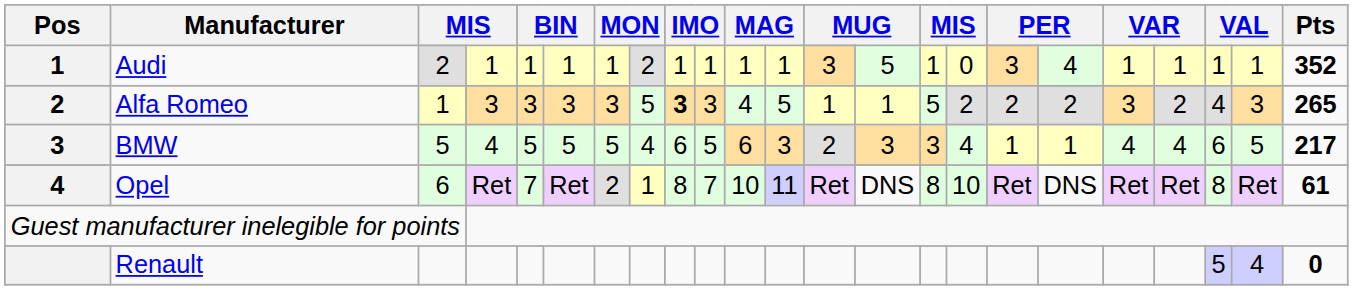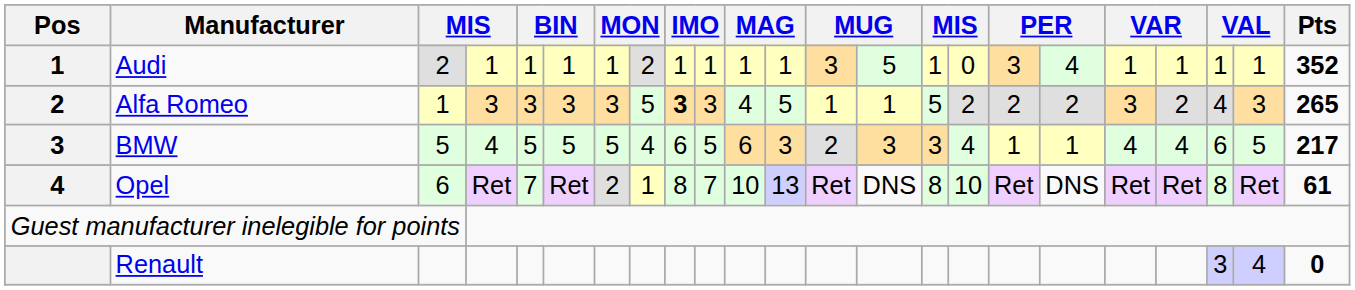(784, 185) 11 -> (785, 185) 13
(1219, 266) 5 -> (1220, 266) 3
